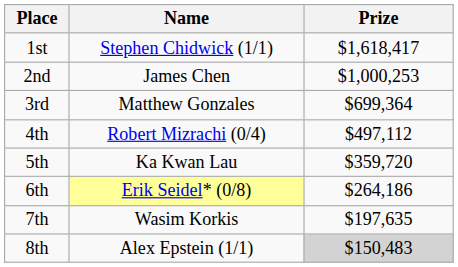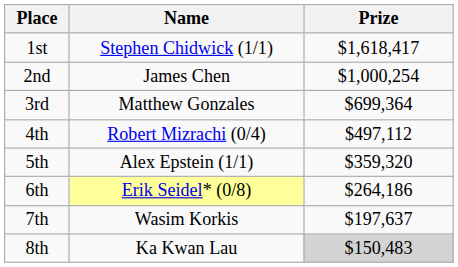(379, 76) $1,000,253 -> (379, 76) $1,000,254
(187, 162) Ka Kwan Lau -> (187, 162) Alex Epstein (1/1)
(379, 162) $359,720 -> (379, 162) $359,320
(379, 219) $197,635 -> (379, 219) $197,637
(187, 248) Alex Epstein (1/1) -> (187, 248) Ka Kwan Lau
